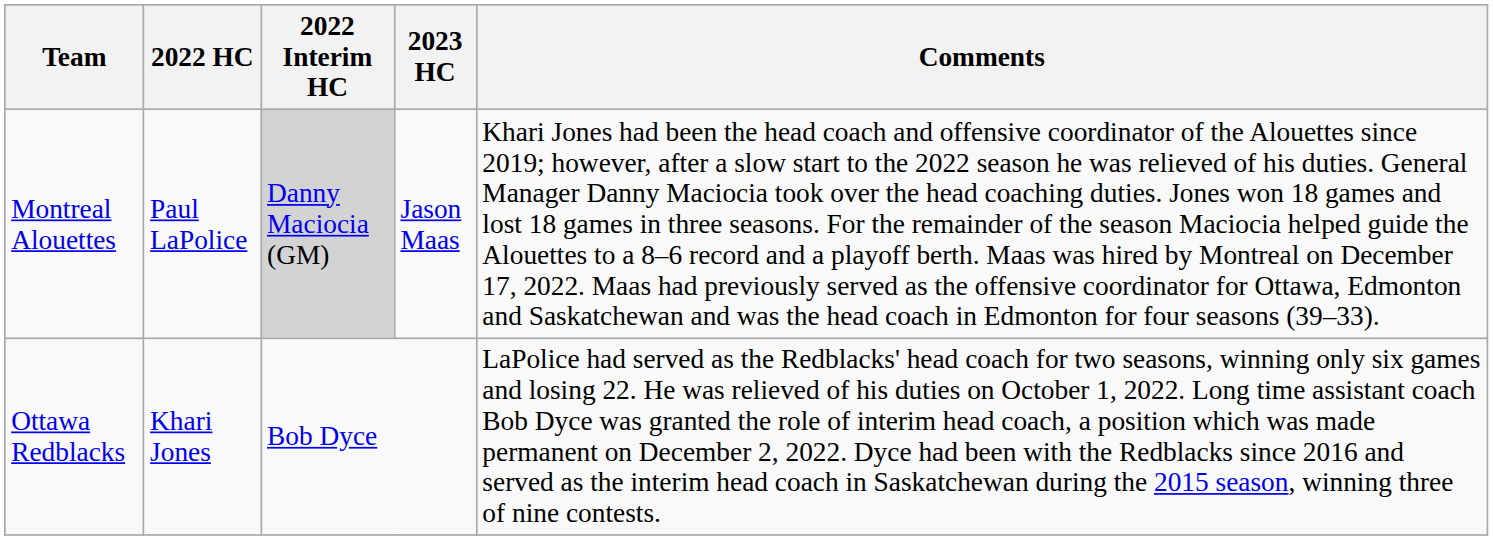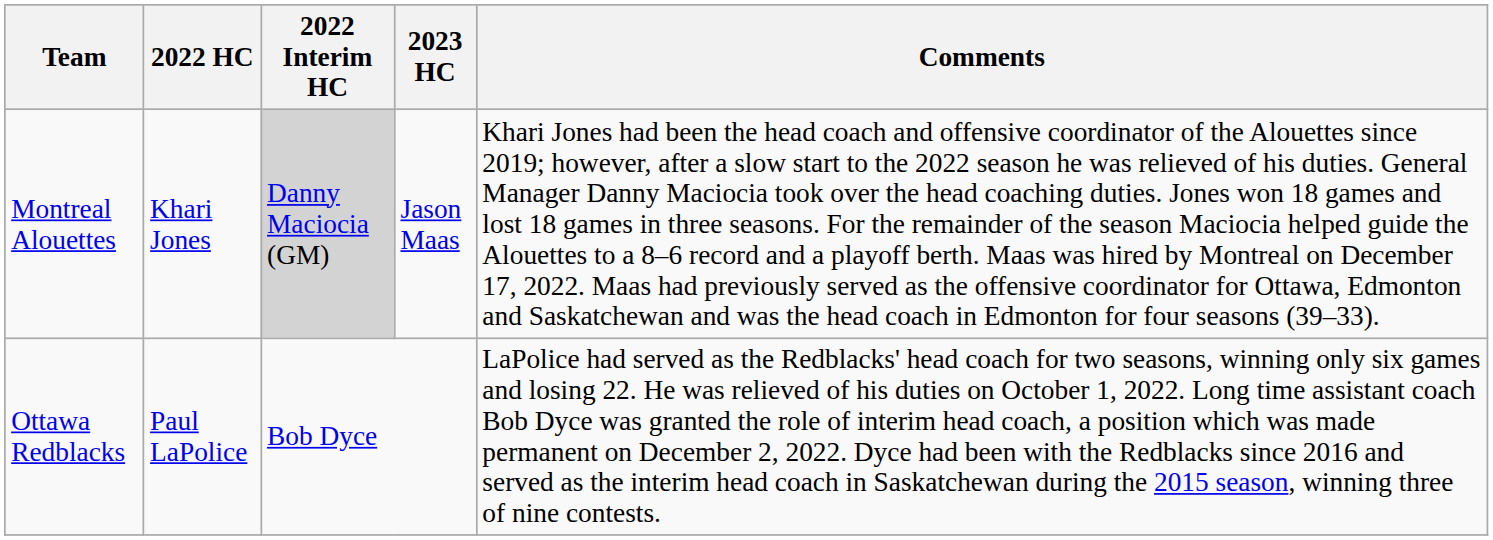(199, 223) Paul LaPolice -> (181, 223) Khari Jones
(181, 436) Khari Jones -> (199, 436) Paul LaPolice
